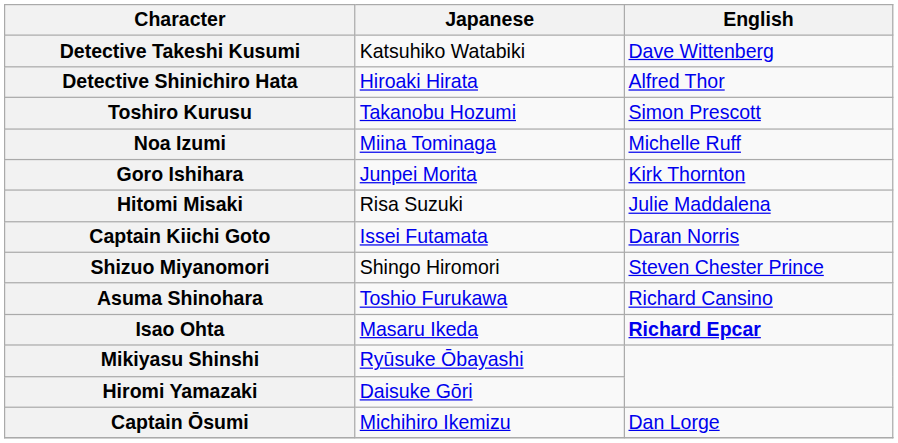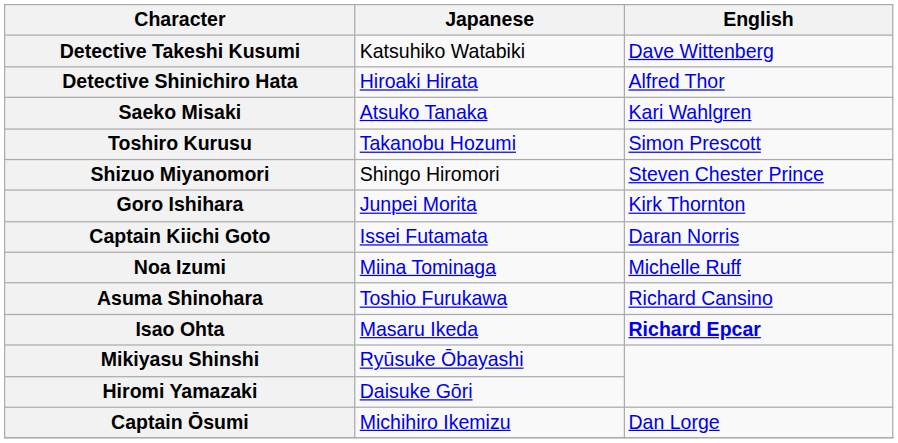+ row: (180, 112)
rows swapped: (180, 267) <-> (180, 143)
- row: (180, 205)
